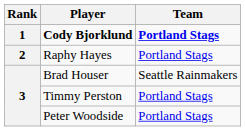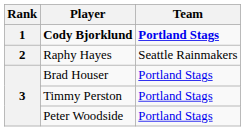(175, 55) Portland Stags -> (188, 55) Seattle Rainmakers
(188, 75) Seattle Rainmakers -> (175, 75) Portland Stags
